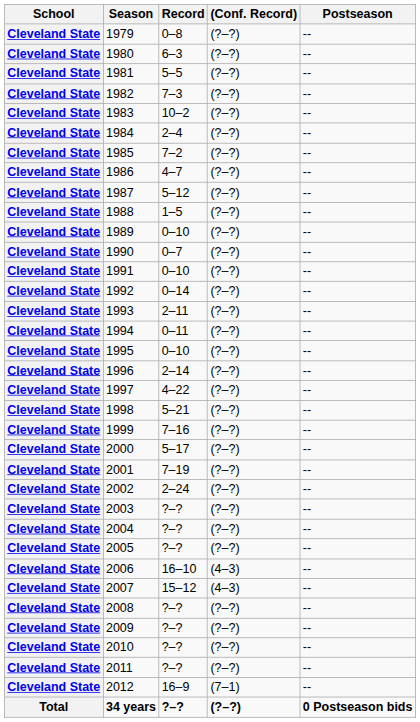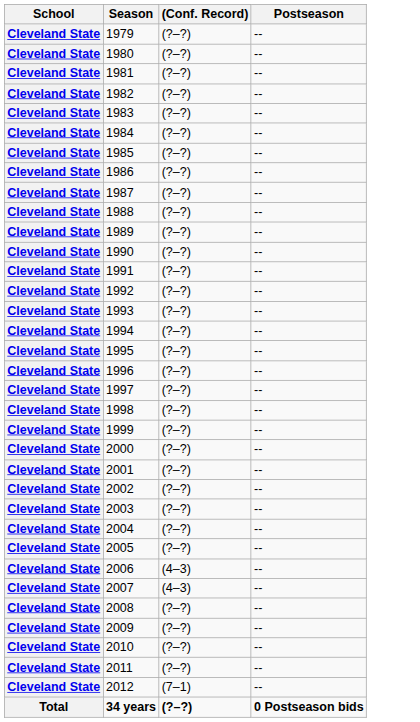- column: (183, 14)
